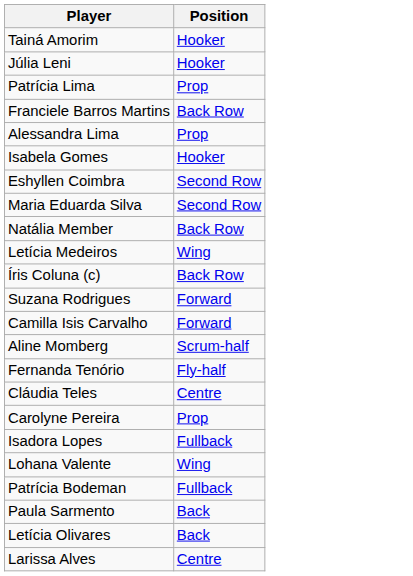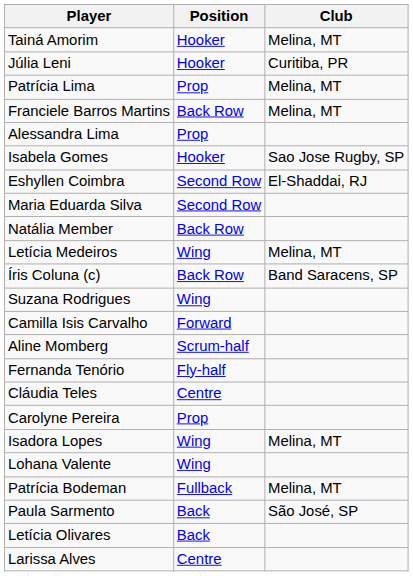+ column: (336, 16)
(204, 299) Forward -> (194, 299) Wing
(205, 441) Fullback -> (194, 441) Wing
